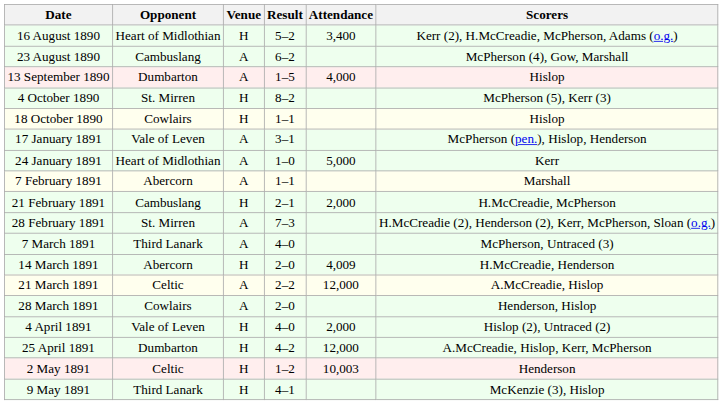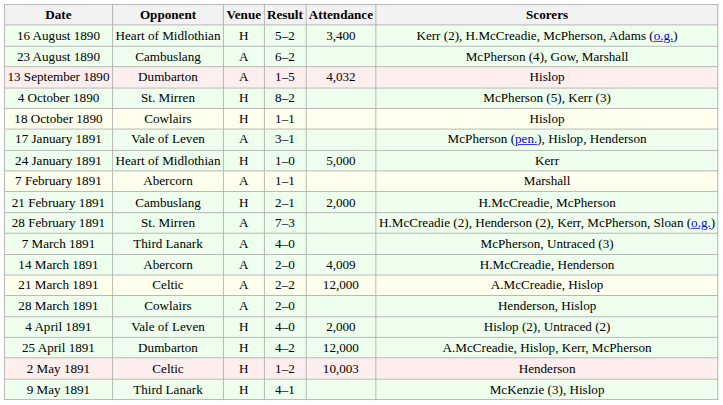(341, 77) 4,000 -> (341, 77) 4,032
(244, 160) A -> (244, 160) H
(244, 264) H -> (244, 264) A
